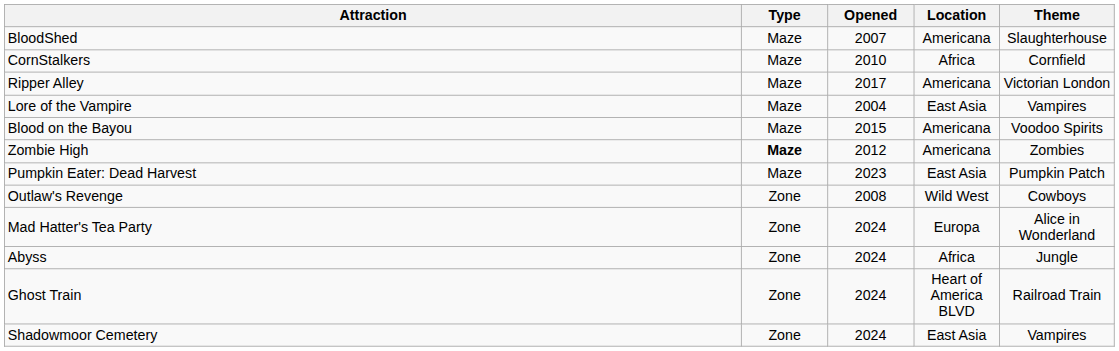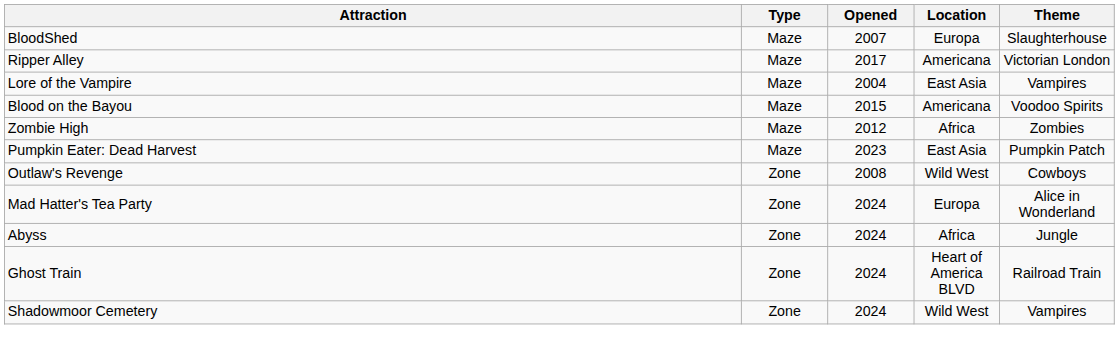(957, 38) Americana -> (957, 38) Europa
- row: (49, 60)
(785, 151) bold -> (785, 128) normal
(957, 151) Americana -> (957, 128) Africa
(957, 334) East Asia -> (957, 312) Wild West
